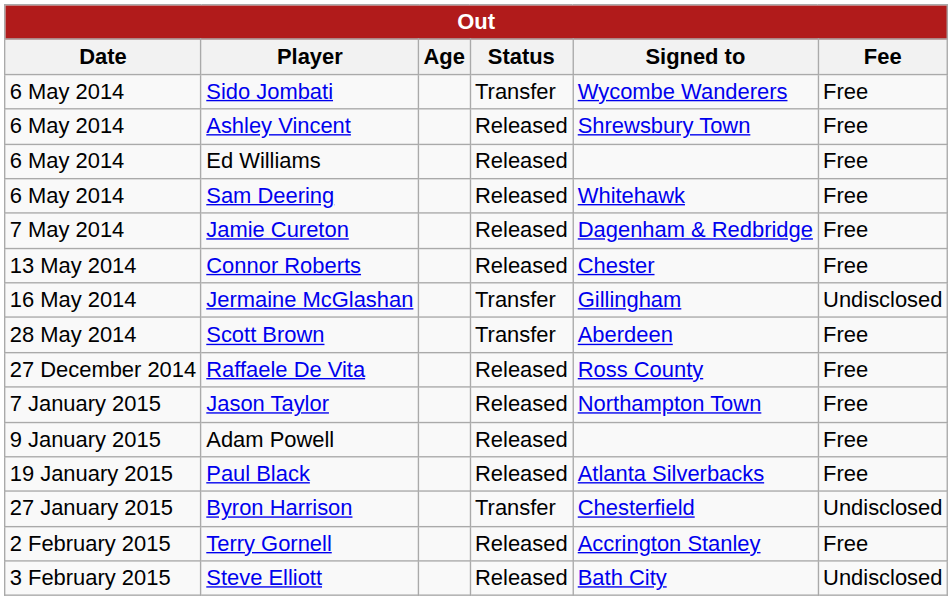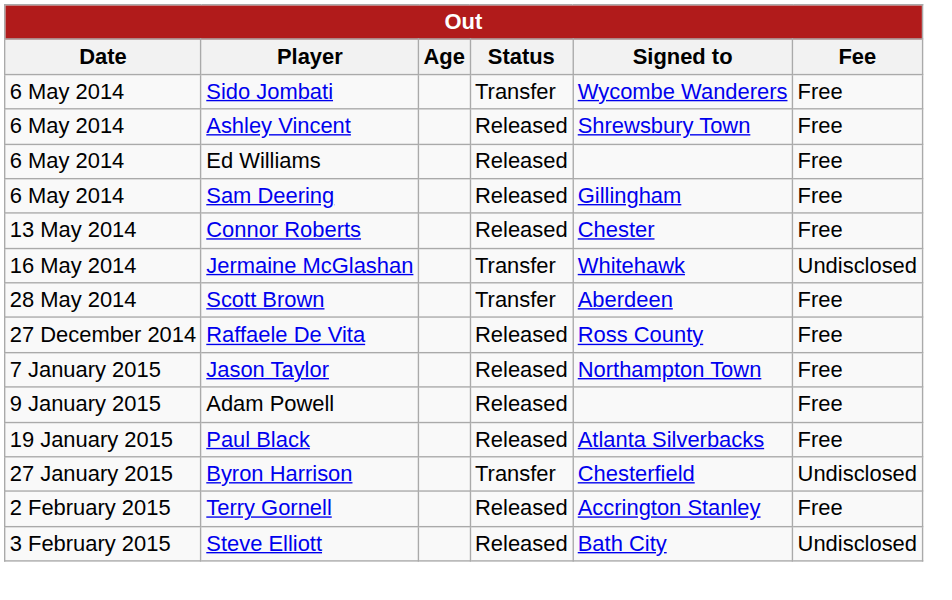(631, 195) Whitehawk -> (630, 195) Gillingham
- row: (278, 230)
(630, 299) Gillingham -> (631, 265) Whitehawk
